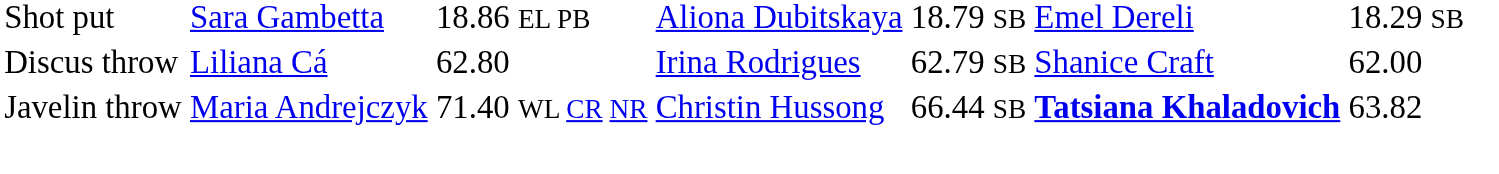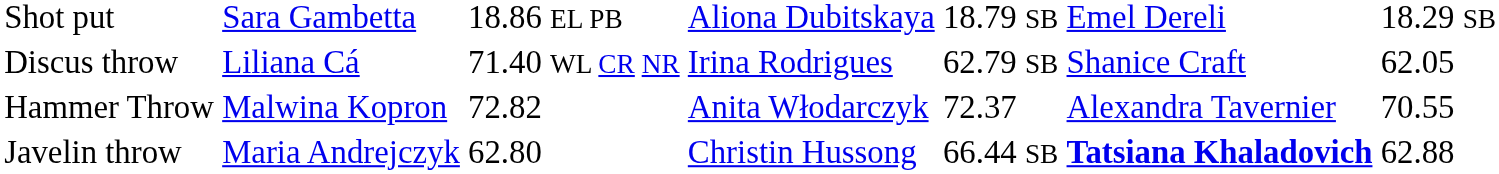(473, 62) 62.80 -> (574, 62) 71.40 WL CR NR
(1385, 62) 62.00 -> (1418, 62) 62.05
+ row: (109, 107)
(542, 107) 71.40 WL CR NR -> (505, 152) 62.80
(1385, 107) 63.82 -> (1418, 152) 62.88
